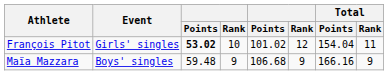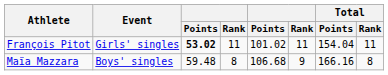(234, 45) 10 -> (234, 45) 11
(302, 45) 12 -> (302, 45) 11
(234, 62) 9 -> (234, 62) 8
(370, 62) 9 -> (370, 62) 8
